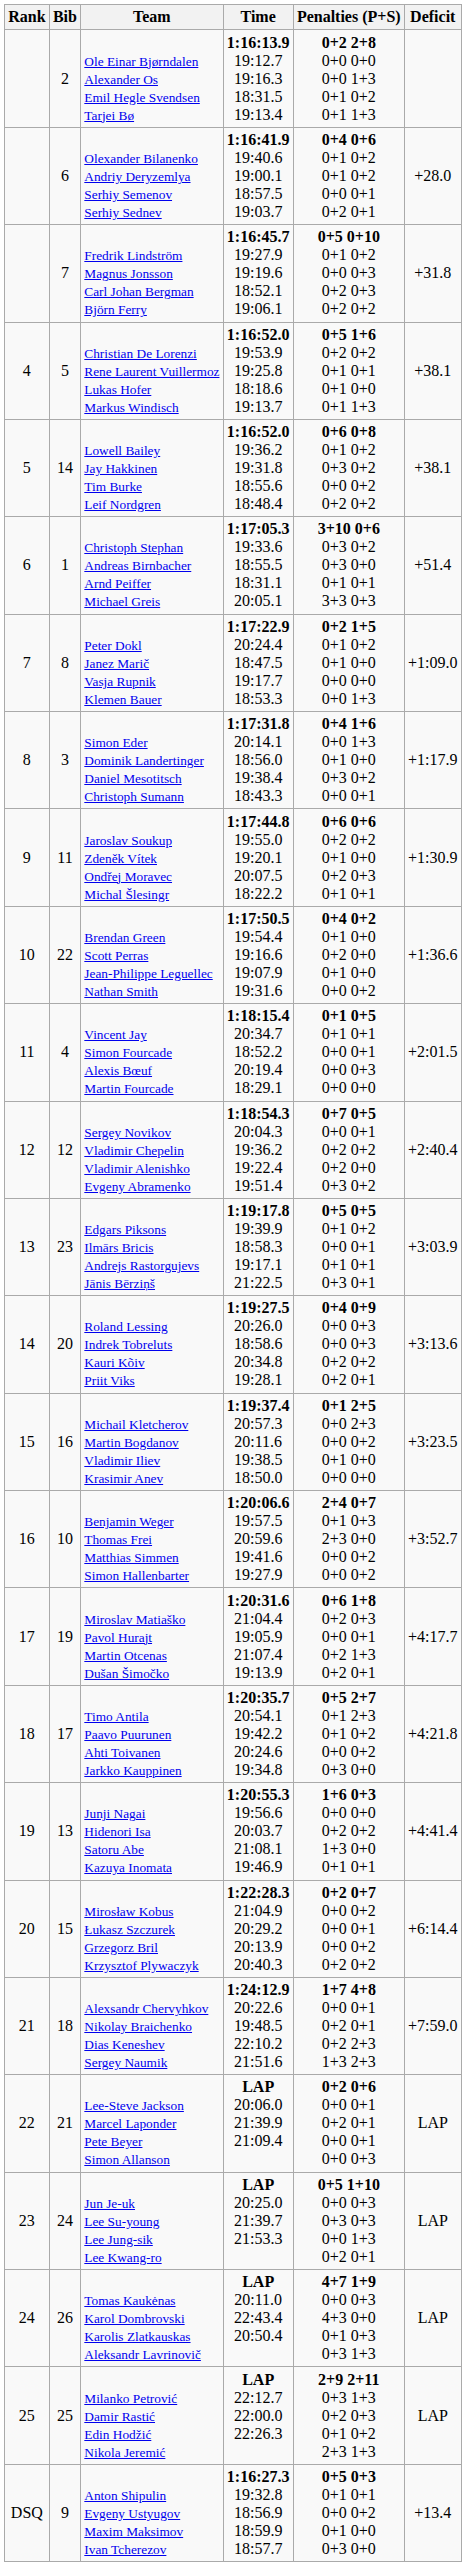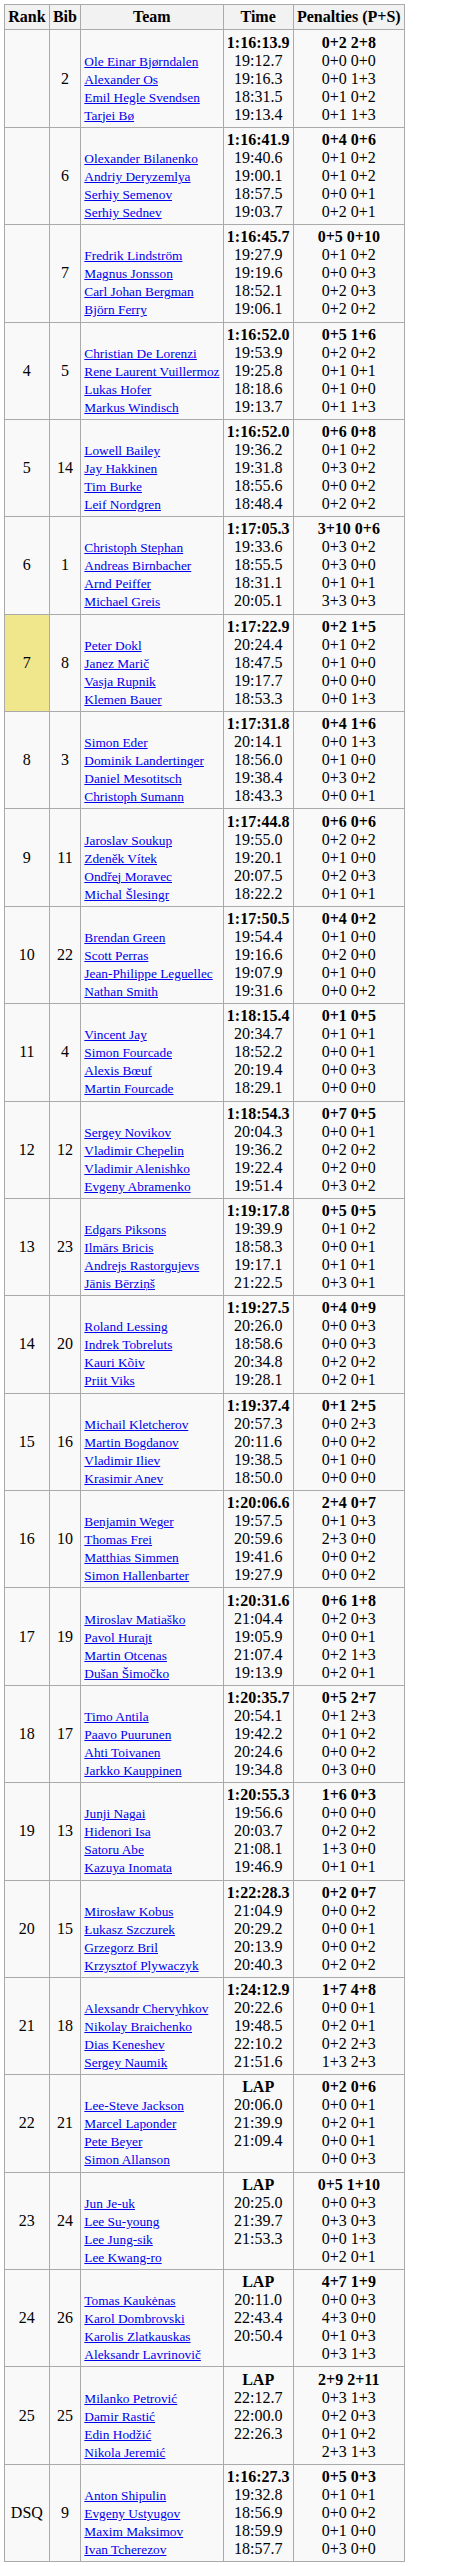- column: (433, 17)
(27, 662) no background -> (27, 662) khaki background
